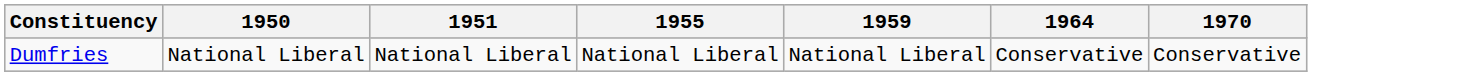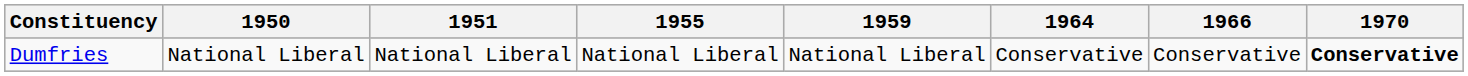+ column: (1227, 22)
(1227, 55) normal -> (1385, 55) bold
